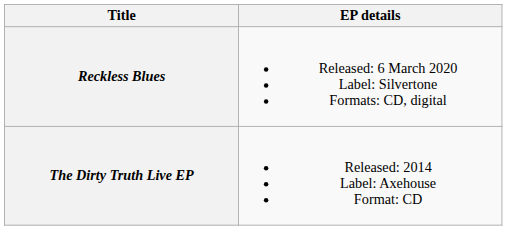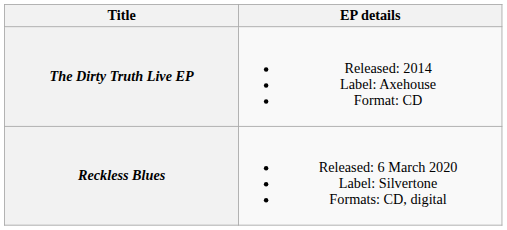rows swapped: (122, 175) <-> (122, 76)
